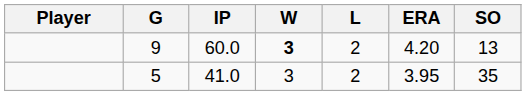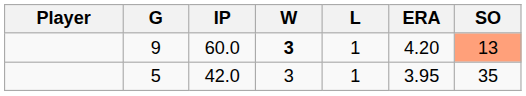(355, 47) 2 -> (355, 47) 1
(488, 47) no background -> (488, 47) lightsalmon background
(222, 76) 41.0 -> (222, 76) 42.0
(355, 76) 2 -> (355, 76) 1
